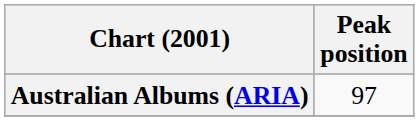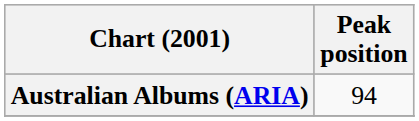(364, 94) 97 -> (364, 94) 94
